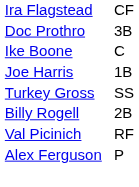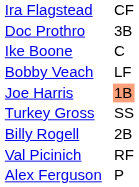+ row: (49, 72)
(123, 72) no background -> (123, 93) lightsalmon background
